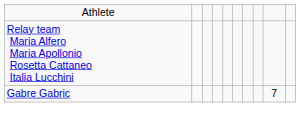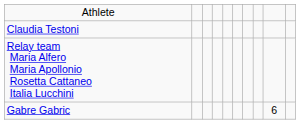+ row: (43, 29)
(274, 93) 7 -> (274, 110) 6
